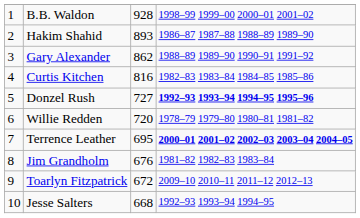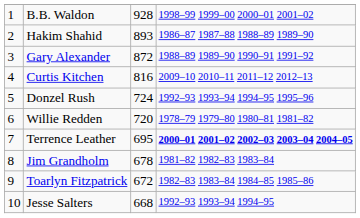(143, 56) 862 -> (143, 56) 872
(236, 77) 1982–83 1983–84 1984–85 1985–86 -> (236, 77) 2009–10 2010–11 2011–12 2012–13
(143, 98) 727 -> (143, 98) 724
(236, 98) bold -> (236, 98) normal
(143, 160) 676 -> (143, 160) 678
(236, 181) 2009–10 2010–11 2011–12 2012–13 -> (236, 181) 1982–83 1983–84 1984–85 1985–86
